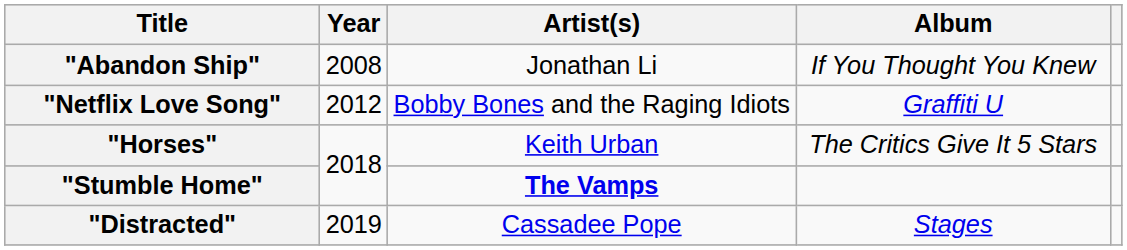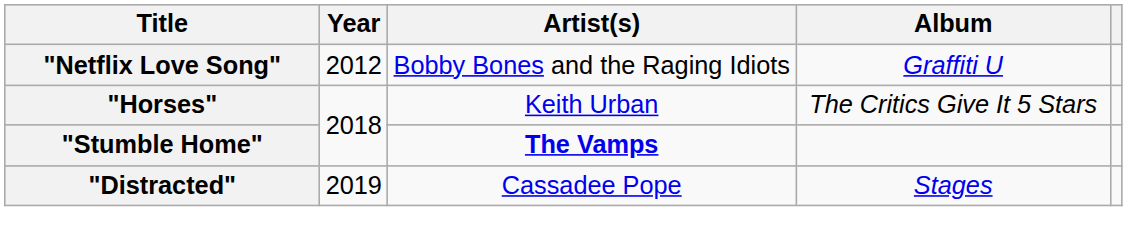- row: (162, 64)
